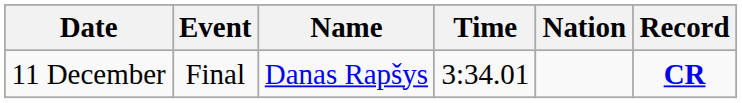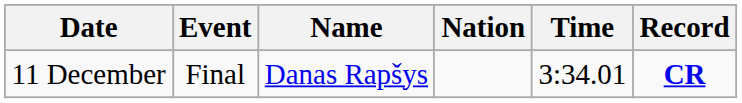columns swapped: (584, 27) <-> (485, 27)
